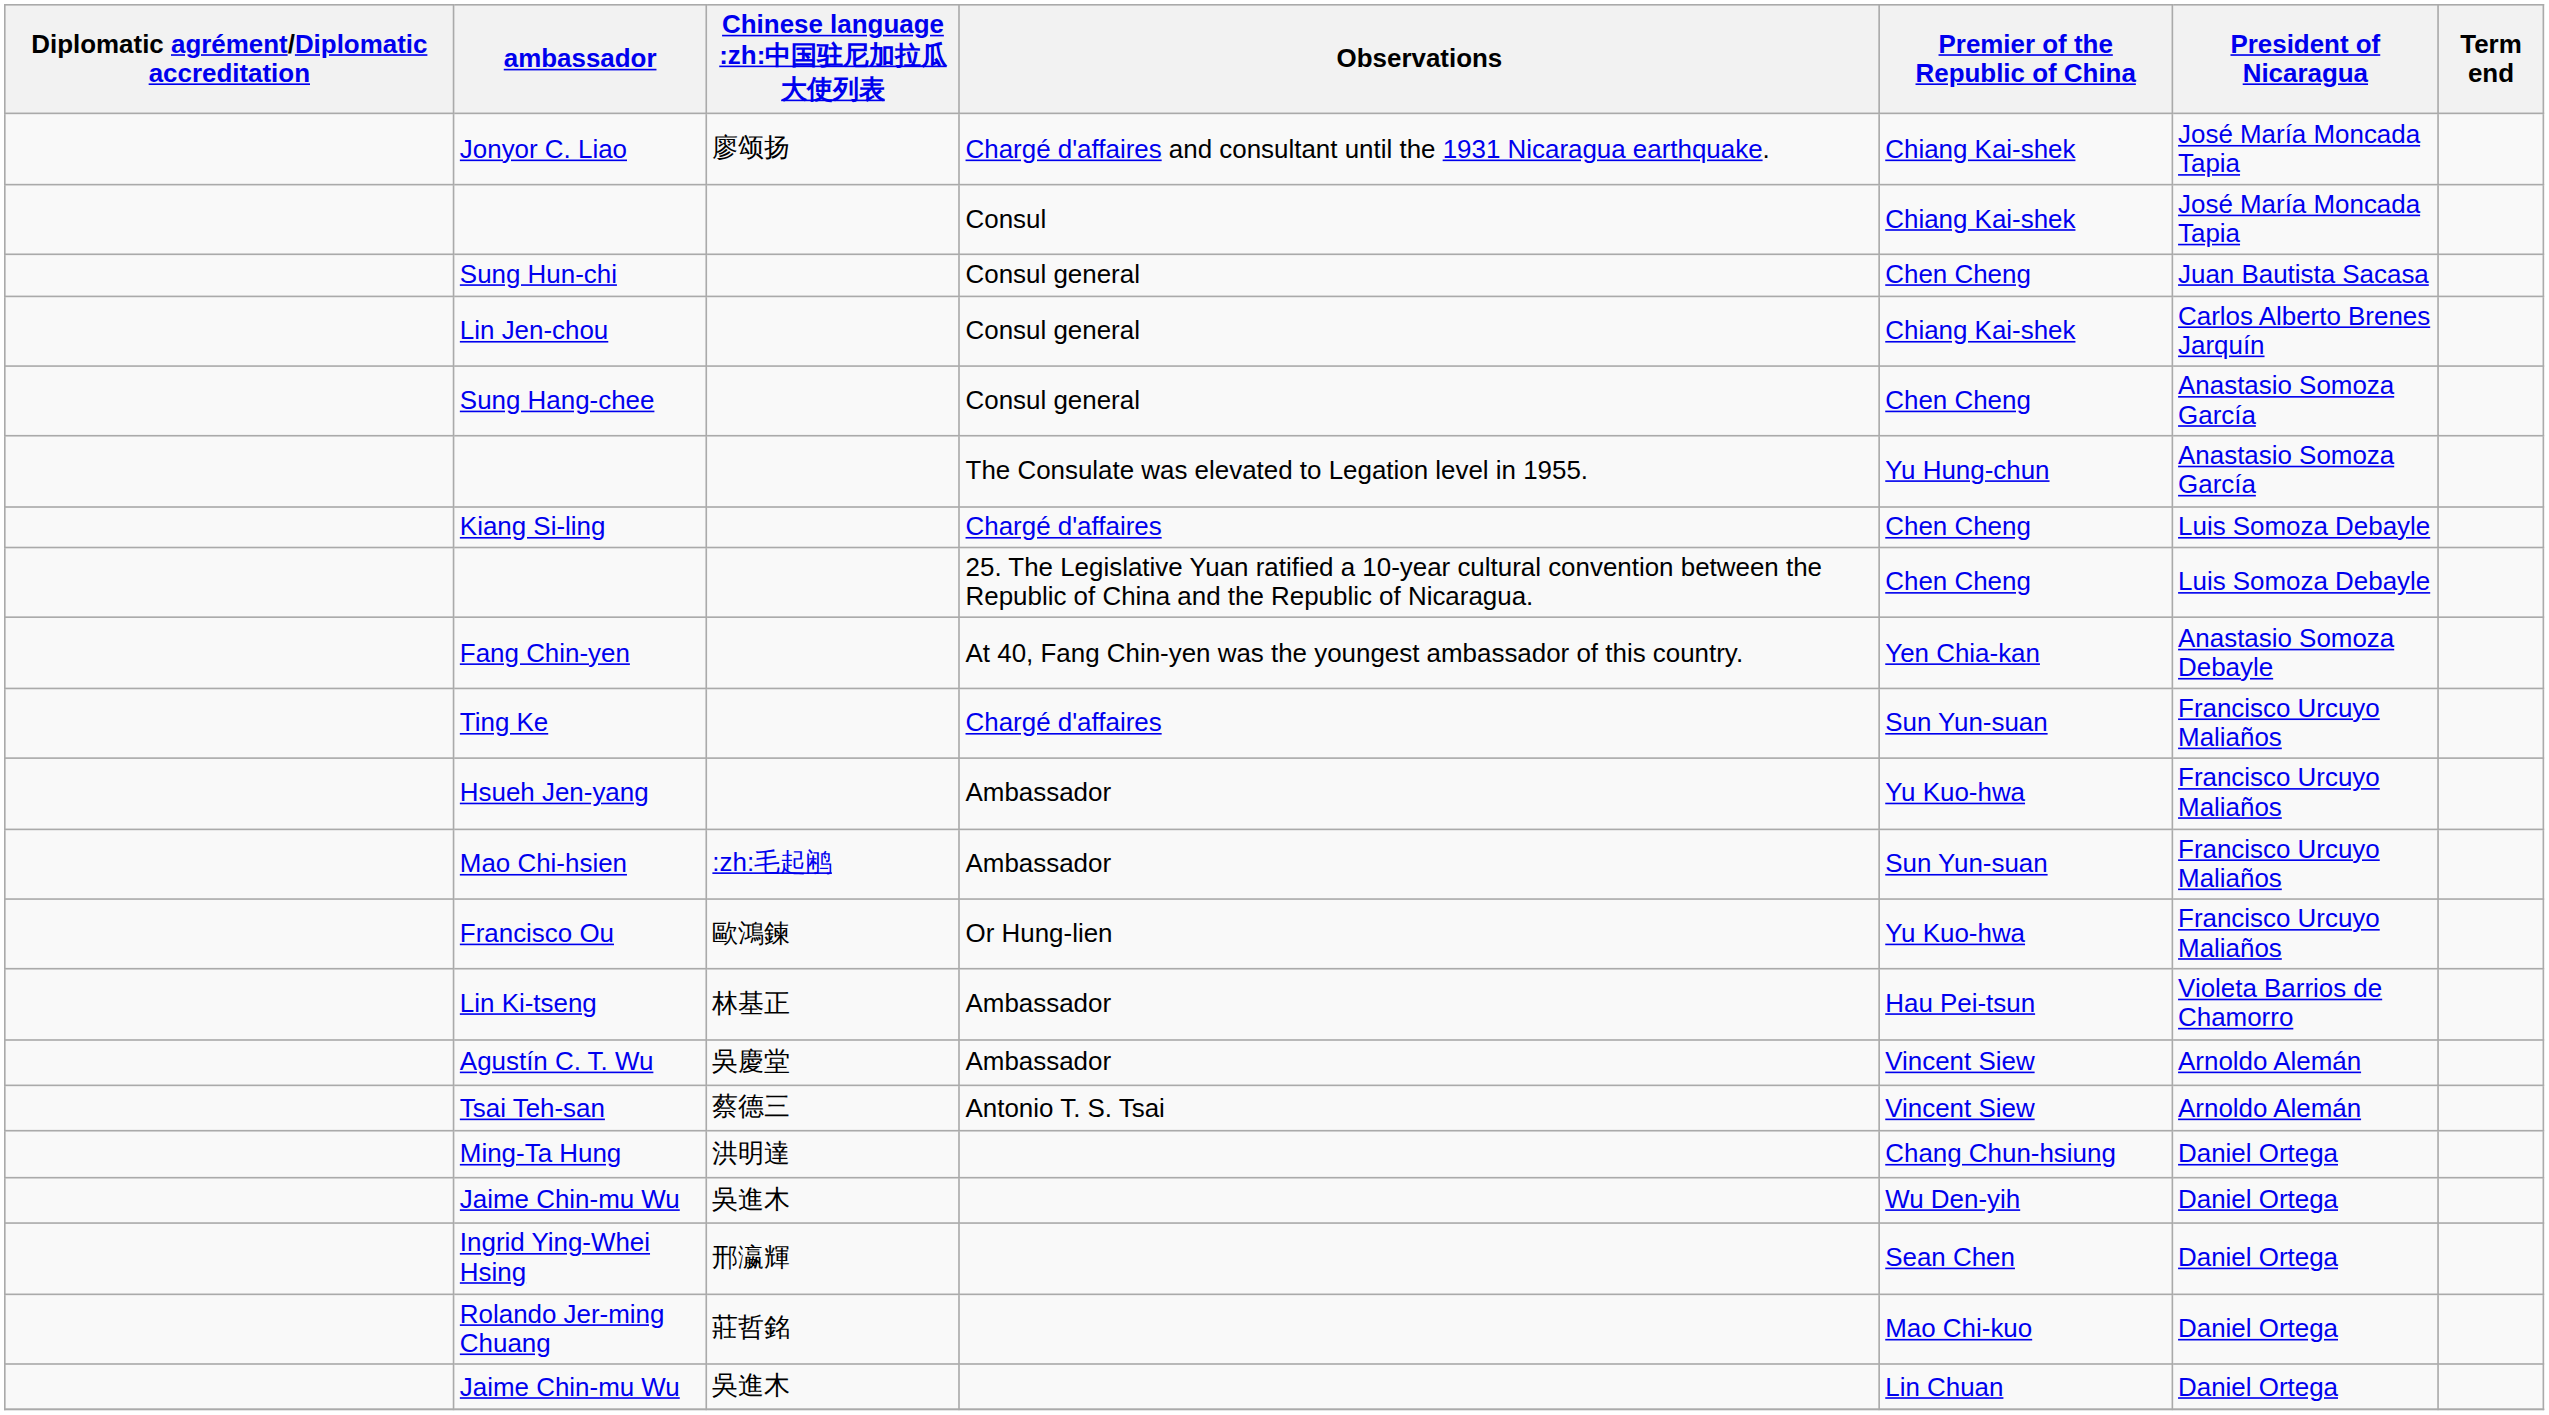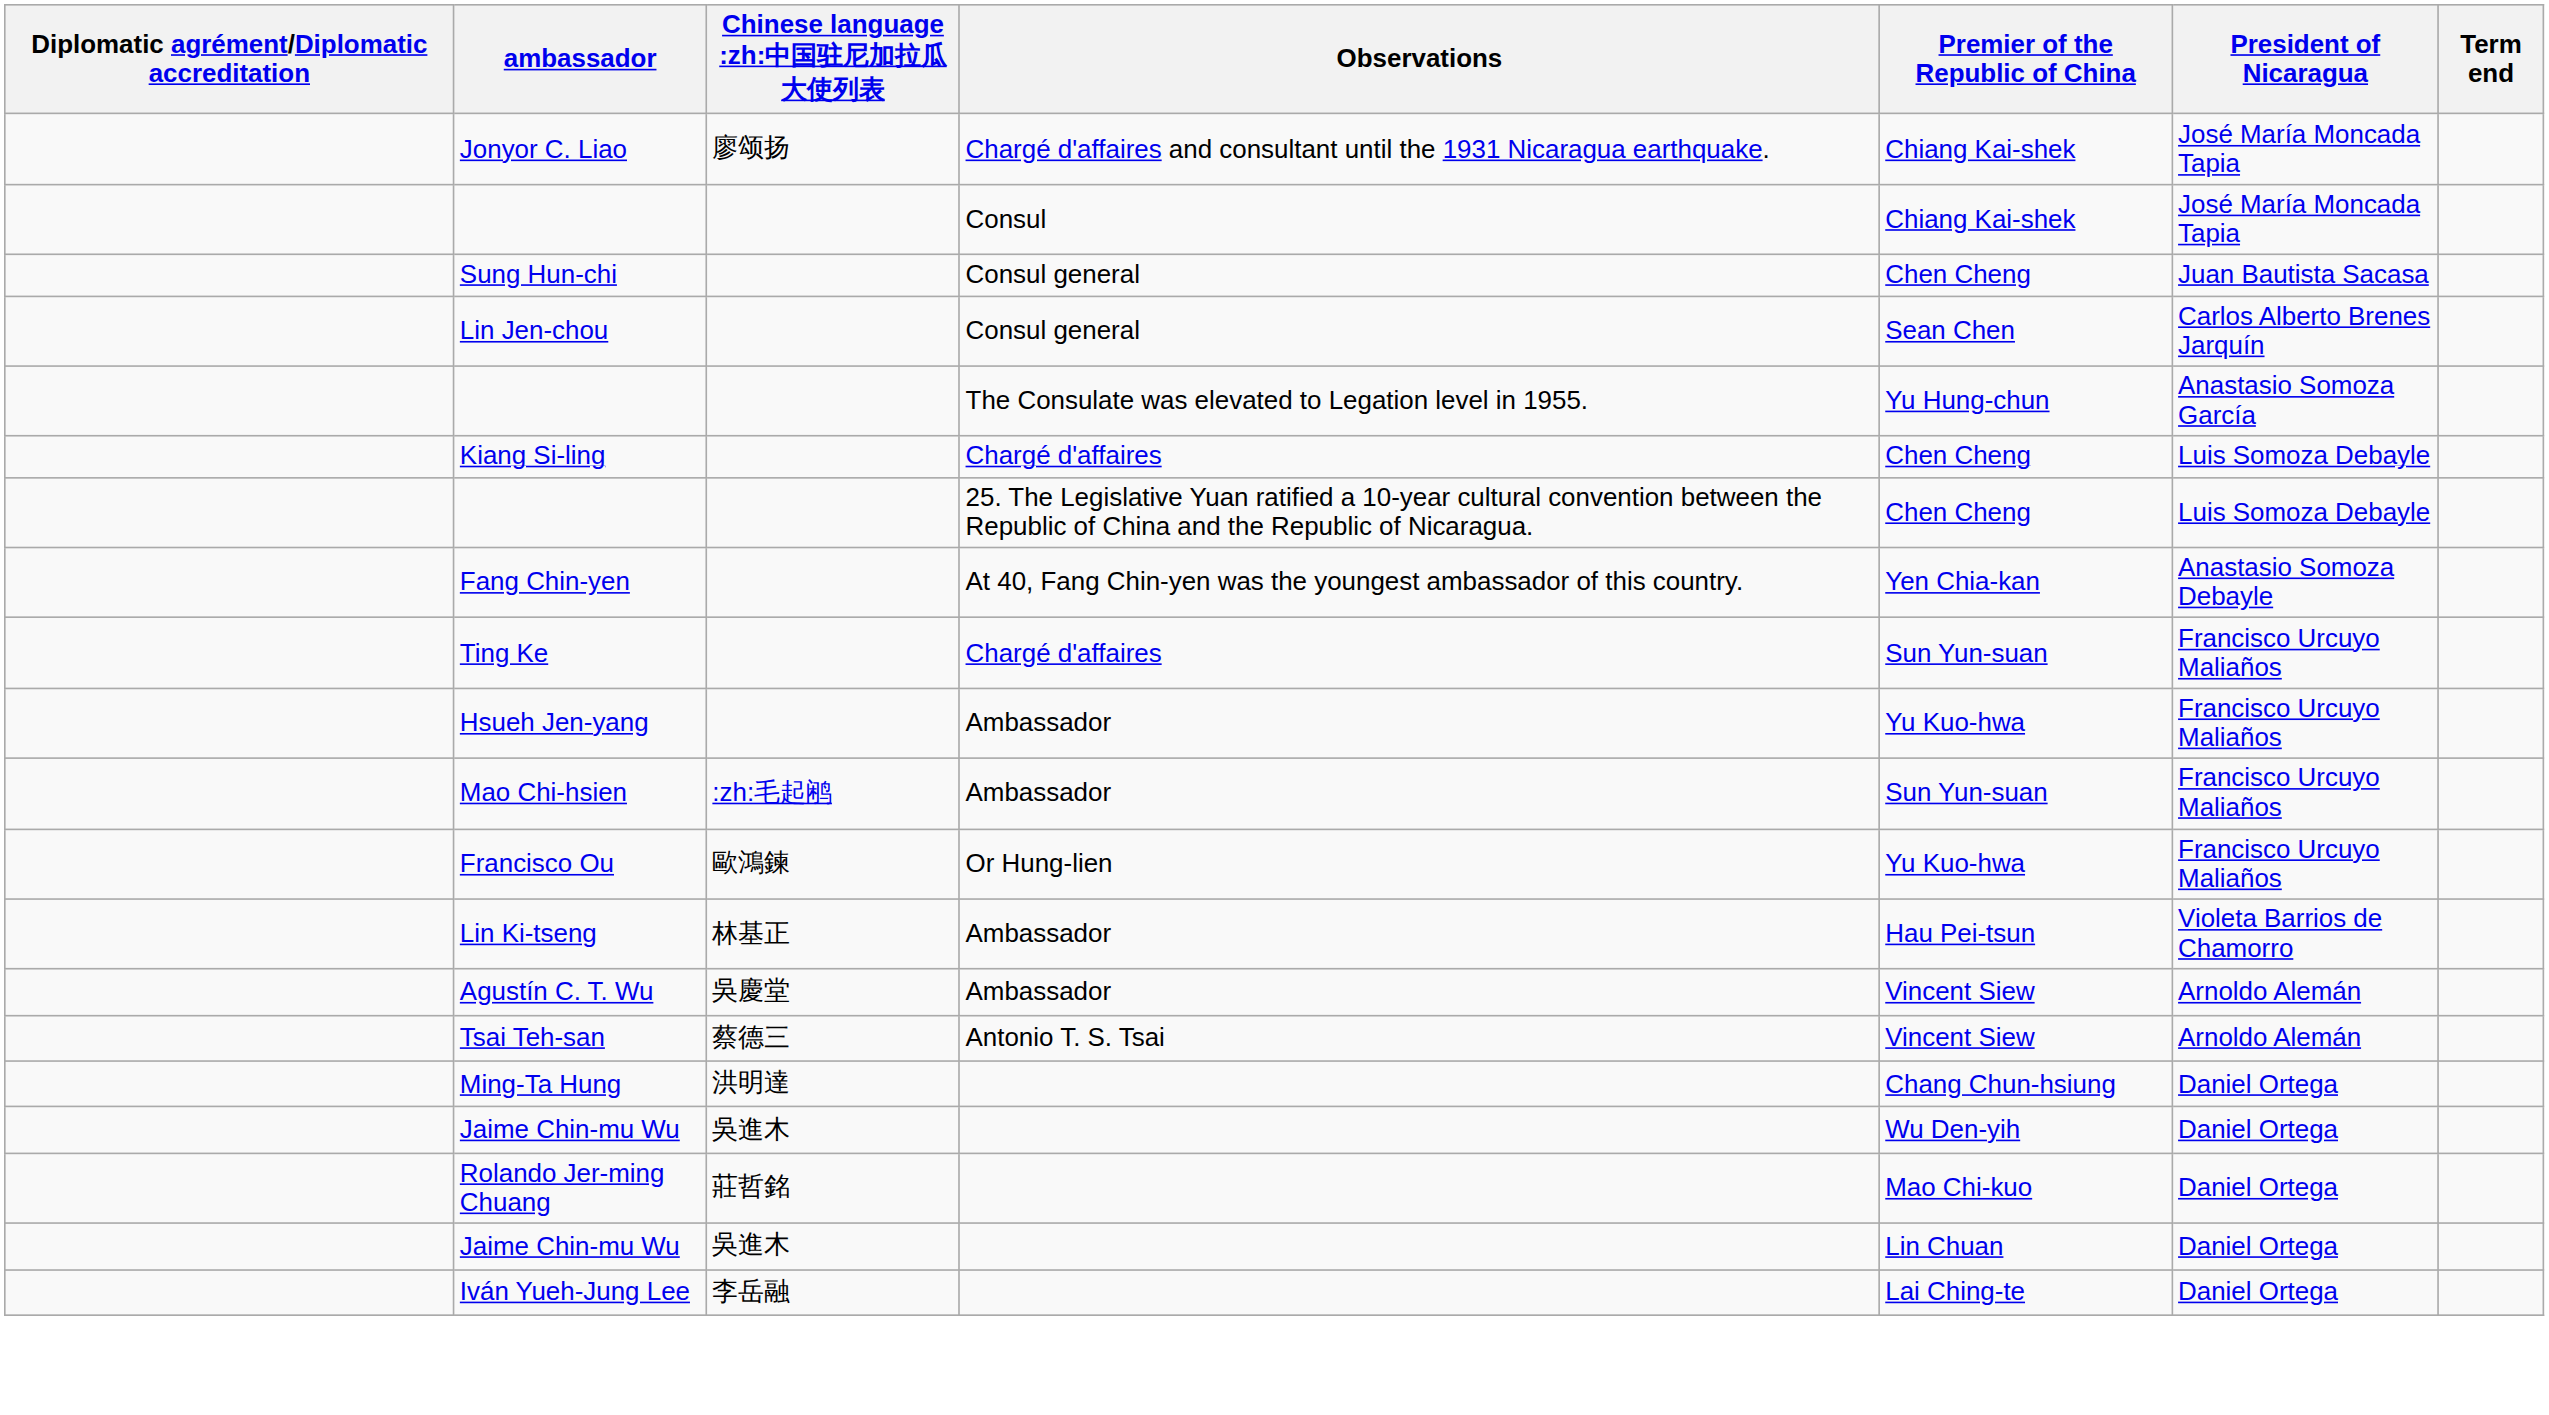(1980, 330) Chiang Kai-shek -> (1950, 330) Sean Chen
- row: (557, 400)
- row: (555, 1258)
+ row: (575, 1291)
